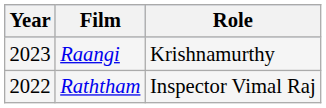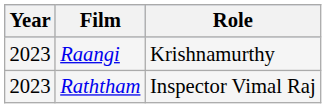(30, 86) 2022 -> (30, 86) 2023
